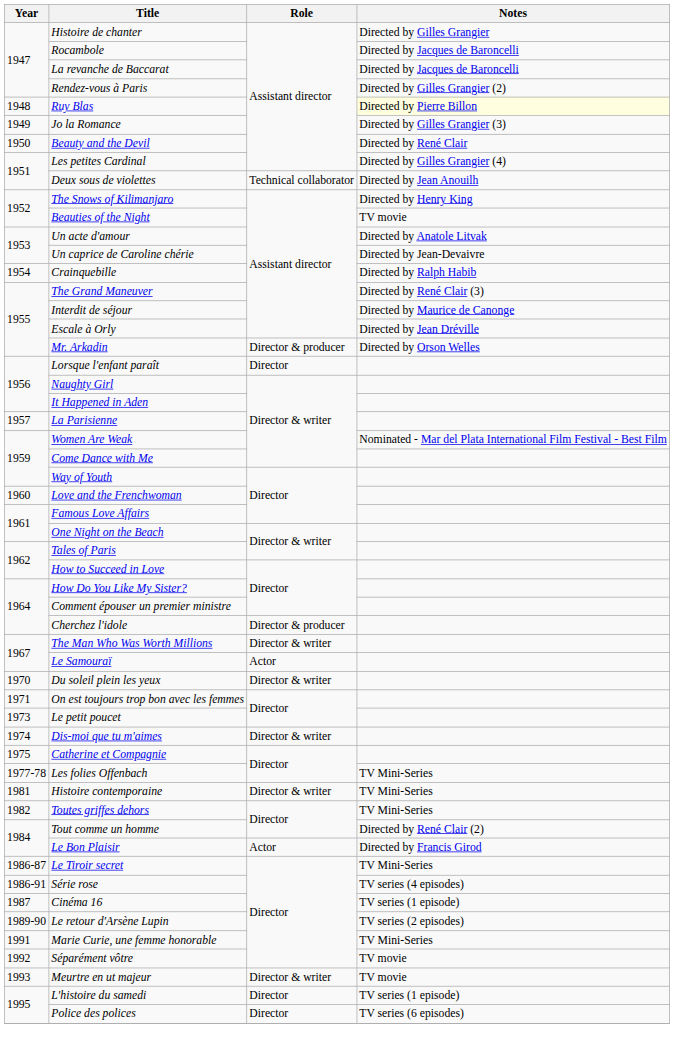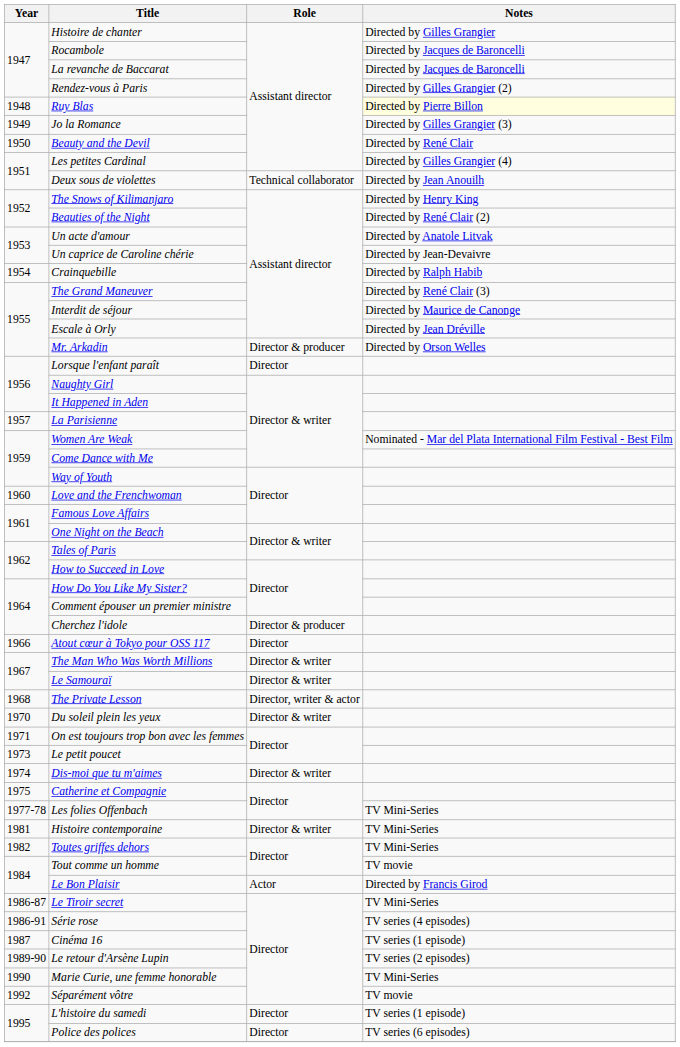(383, 217) TV movie -> (427, 217) Directed by René Clair (2)
+ row: (131, 643)
(263, 662) Actor -> (290, 680) Director & writer
+ row: (96, 699)
(422, 828) Directed by René Clair (2) -> (389, 865) TV movie
(19, 939) 1991 -> (19, 976) 1990
- row: (101, 976)
